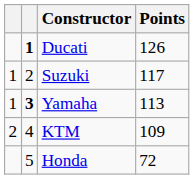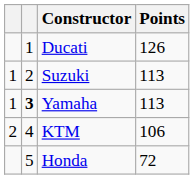(29, 47) bold -> (29, 47) normal
(152, 75) 117 -> (152, 75) 113
(152, 132) 109 -> (152, 132) 106
